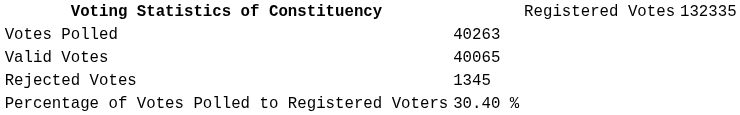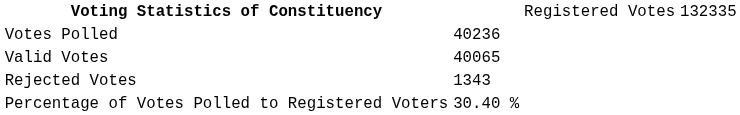(477, 35) 40263 -> (477, 35) 40236
(472, 81) 1345 -> (472, 81) 1343
